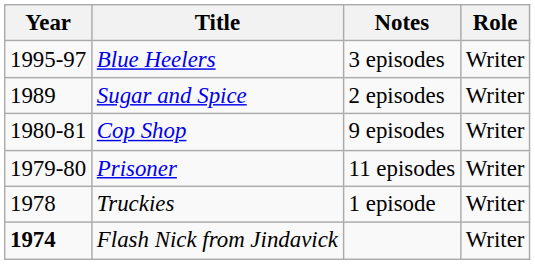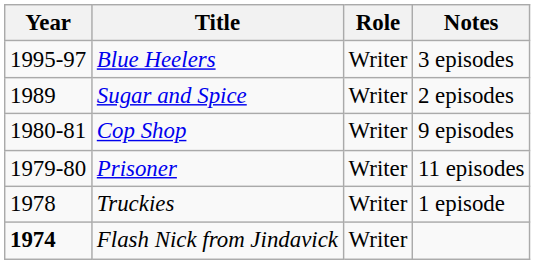columns swapped: (495, 22) <-> (402, 22)
